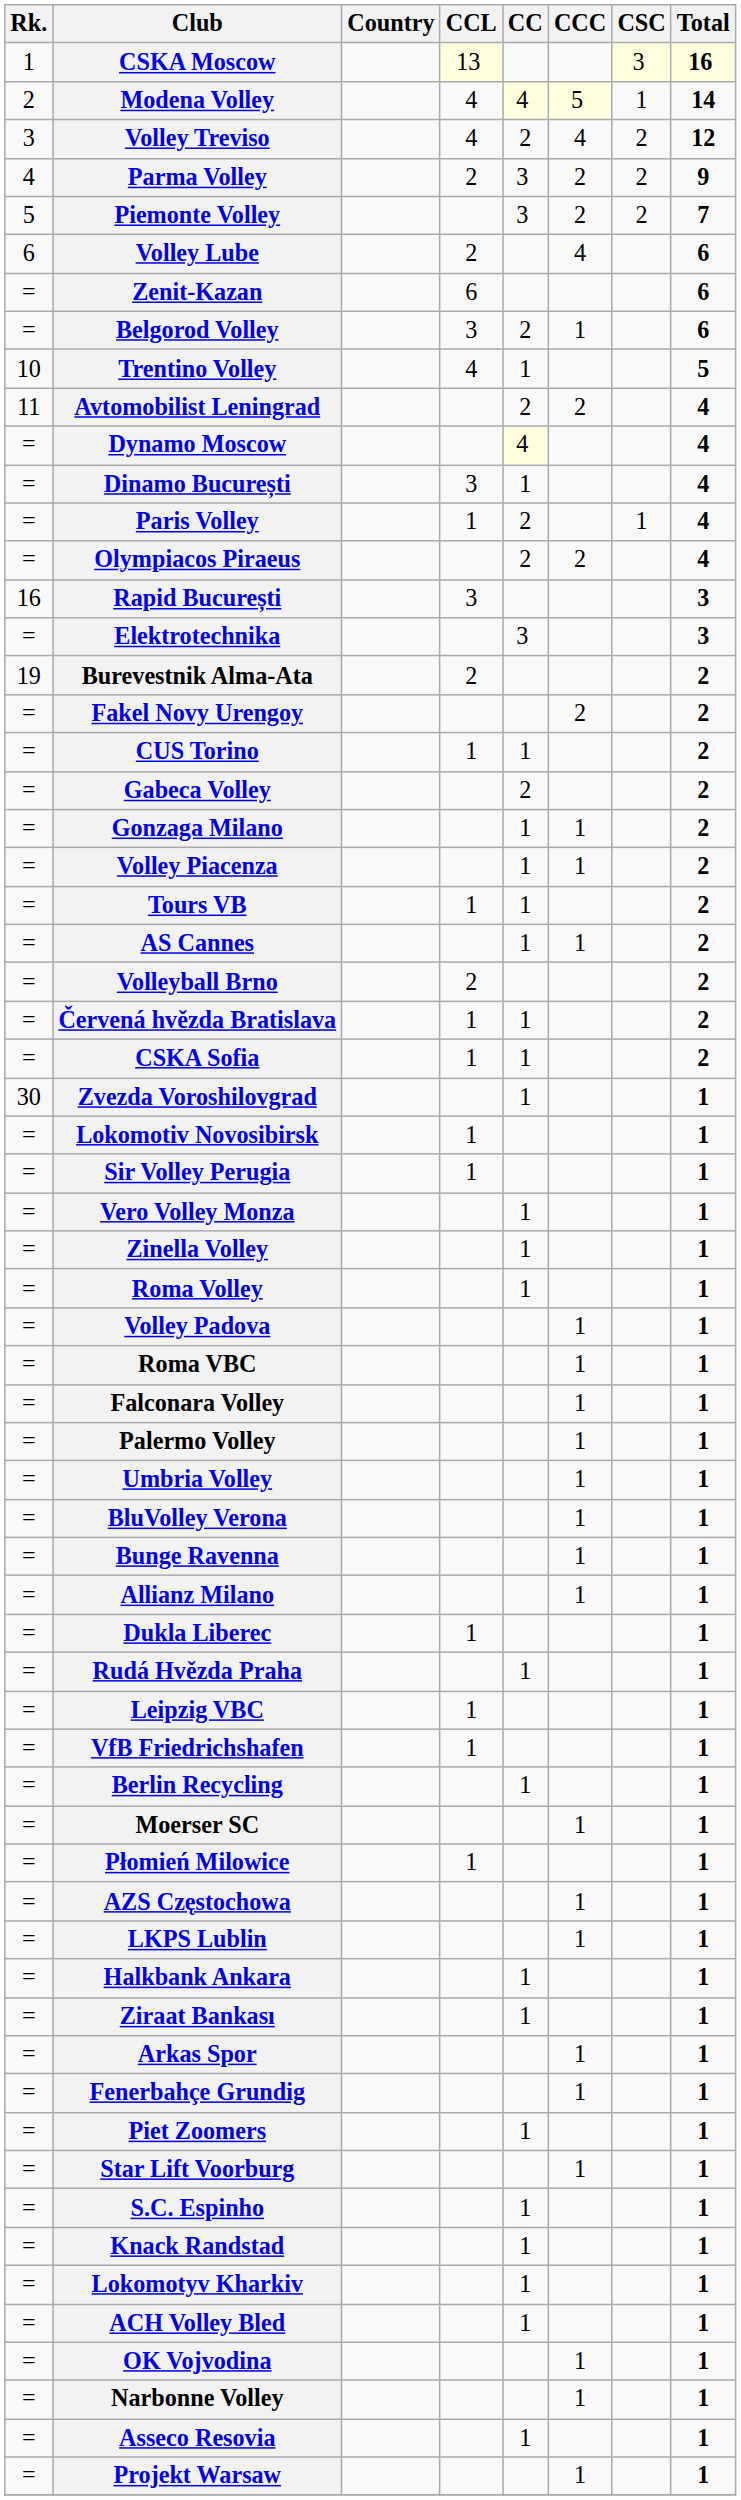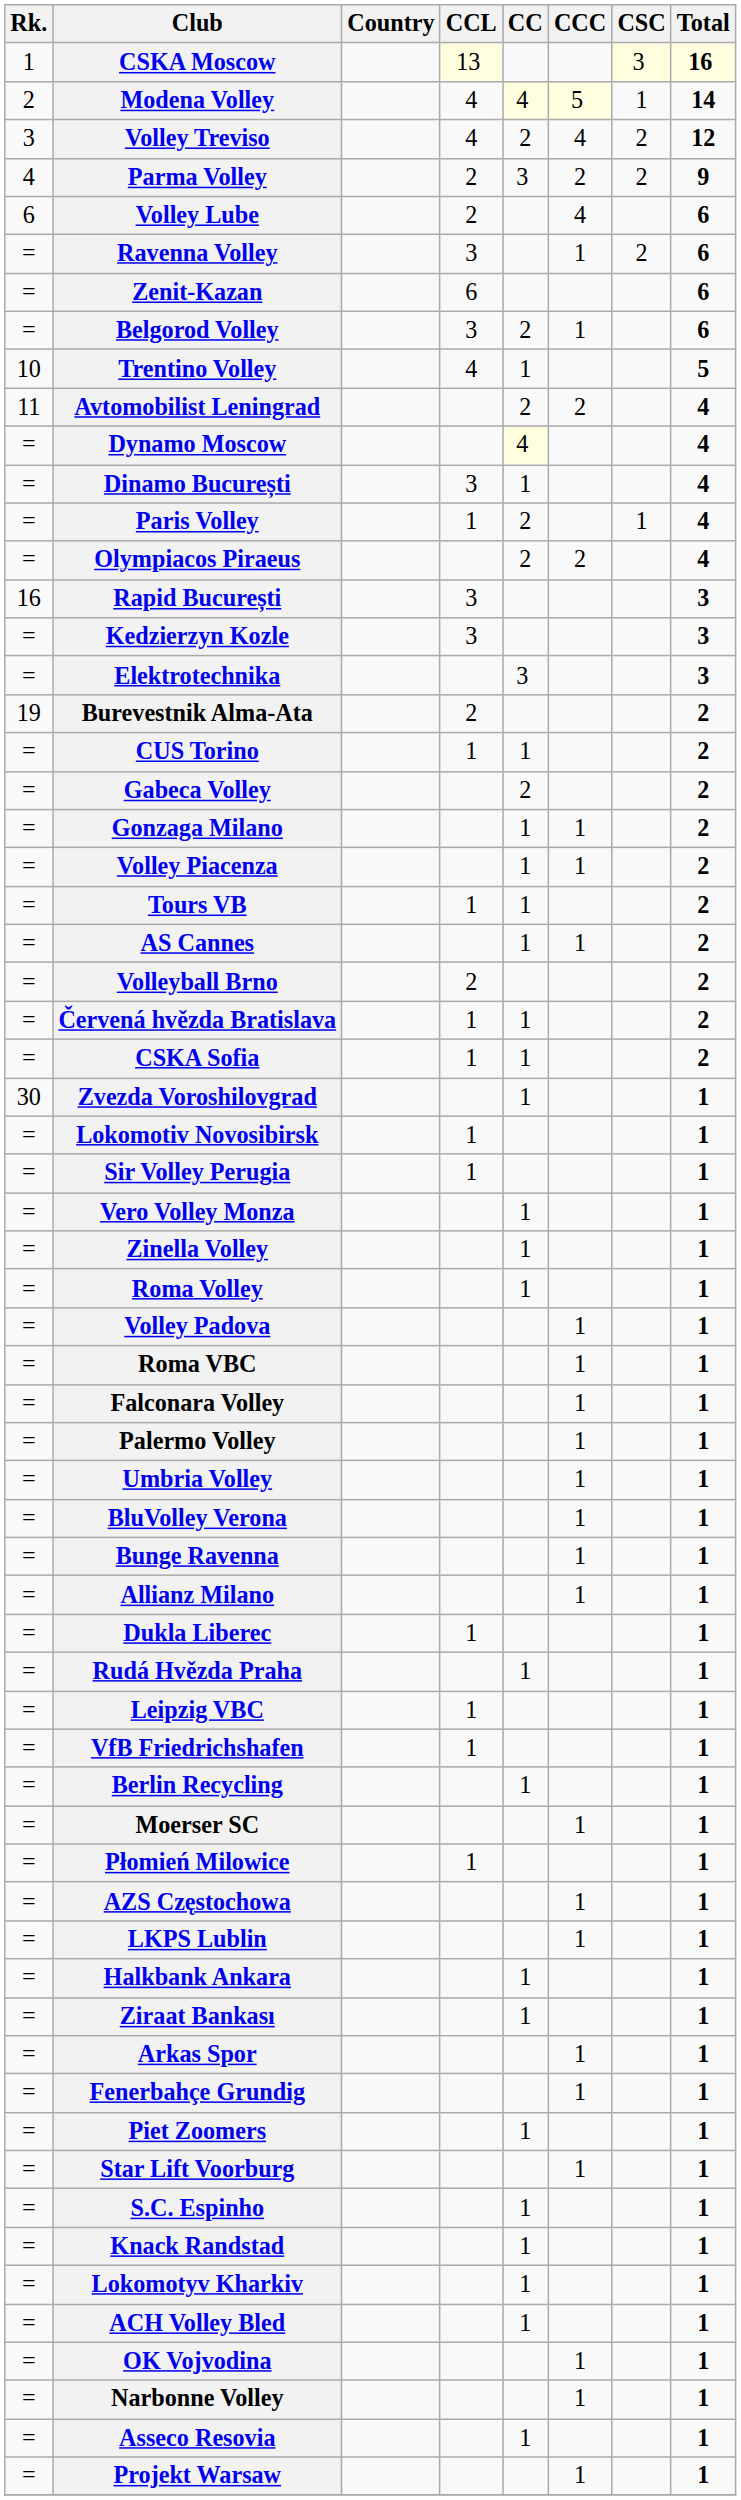- row: (197, 215)
+ row: (197, 253)
+ row: (197, 636)
- row: (197, 713)
